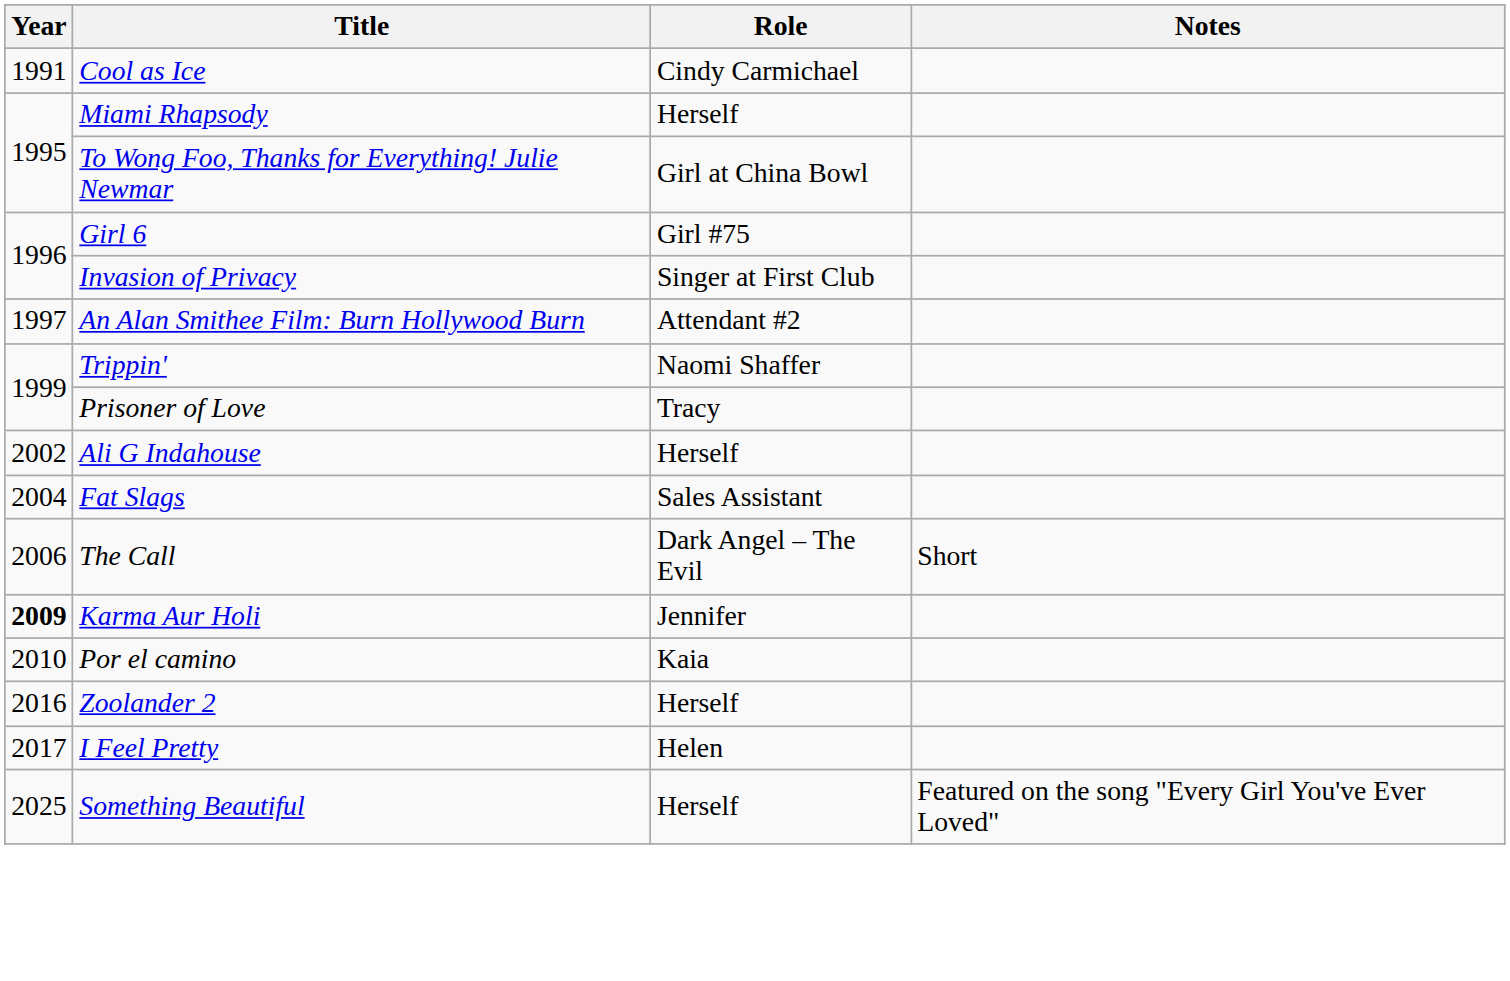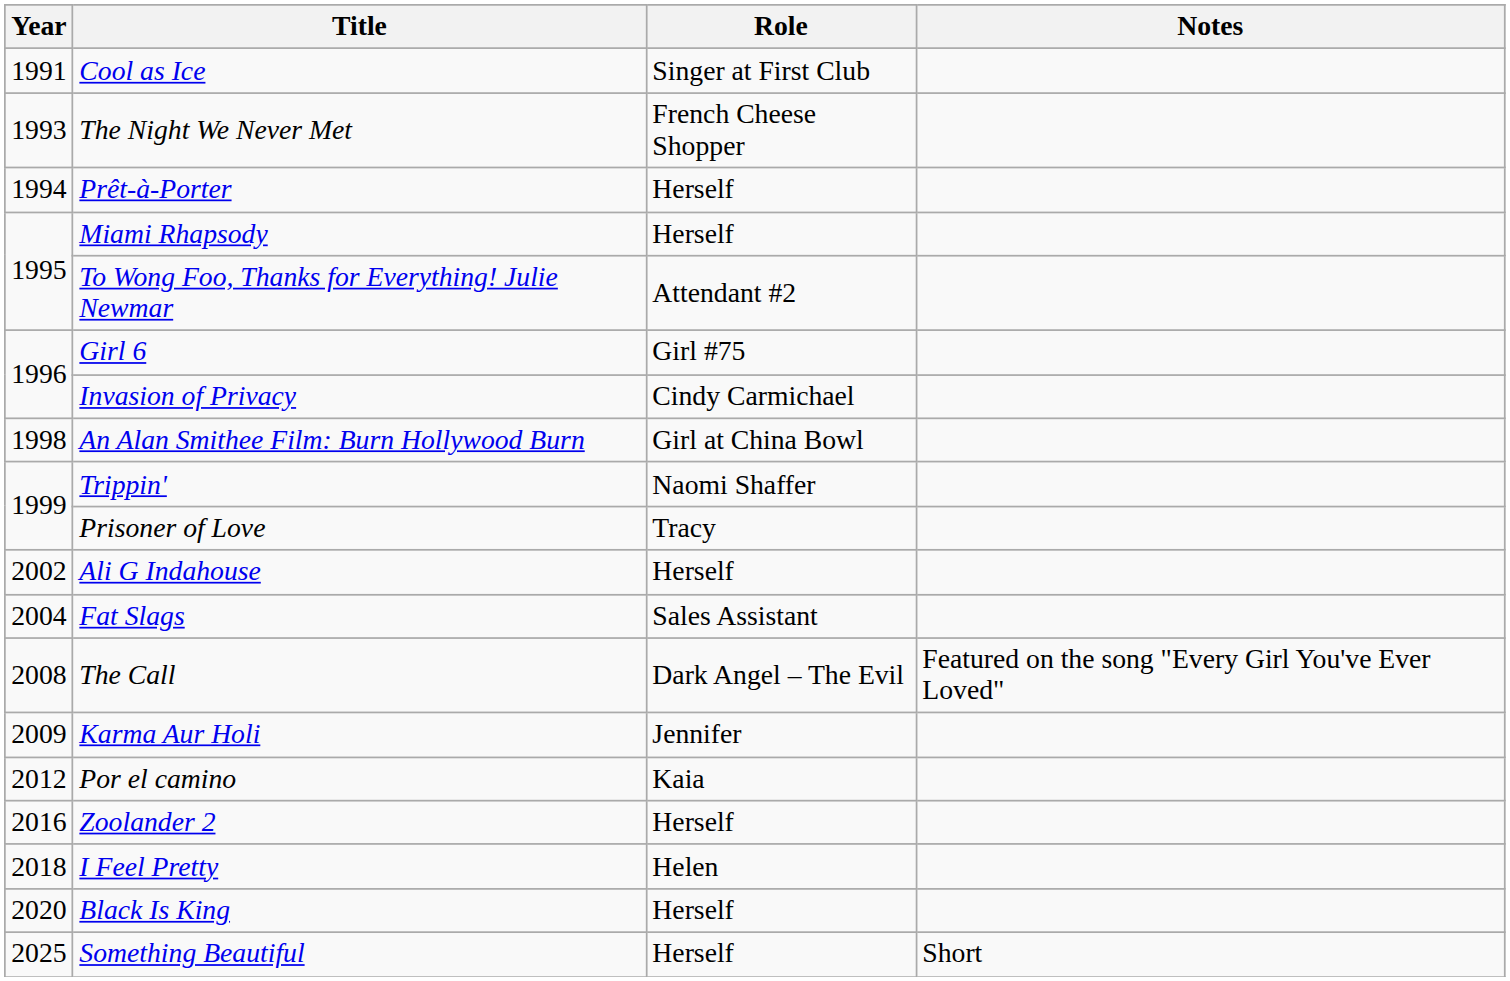(758, 70) Cindy Carmichael -> (761, 70) Singer at First Club
+ row: (216, 129)
+ row: (155, 189)
(763, 173) Girl at China Bowl -> (724, 292) Attendant #2
(766, 277) Singer at First Club -> (753, 396) Cindy Carmichael
(39, 320) 1997 -> (39, 439) 1998
(729, 320) Attendant #2 -> (758, 439) Girl at China Bowl
(39, 556) 2006 -> (39, 674) 2008
(947, 556) Short -> (1176, 674) Featured on the song "Every Girl You've Ever Loved"
(39, 615) bold -> (39, 734) normal
(39, 659) 2010 -> (39, 778) 2012
(39, 747) 2017 -> (39, 866) 2018
+ row: (155, 910)
(1171, 806) Featured on the song "Every Girl You've Ever Loved" -> (952, 953) Short
